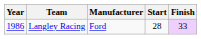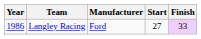(157, 26) 28 -> (157, 26) 27
